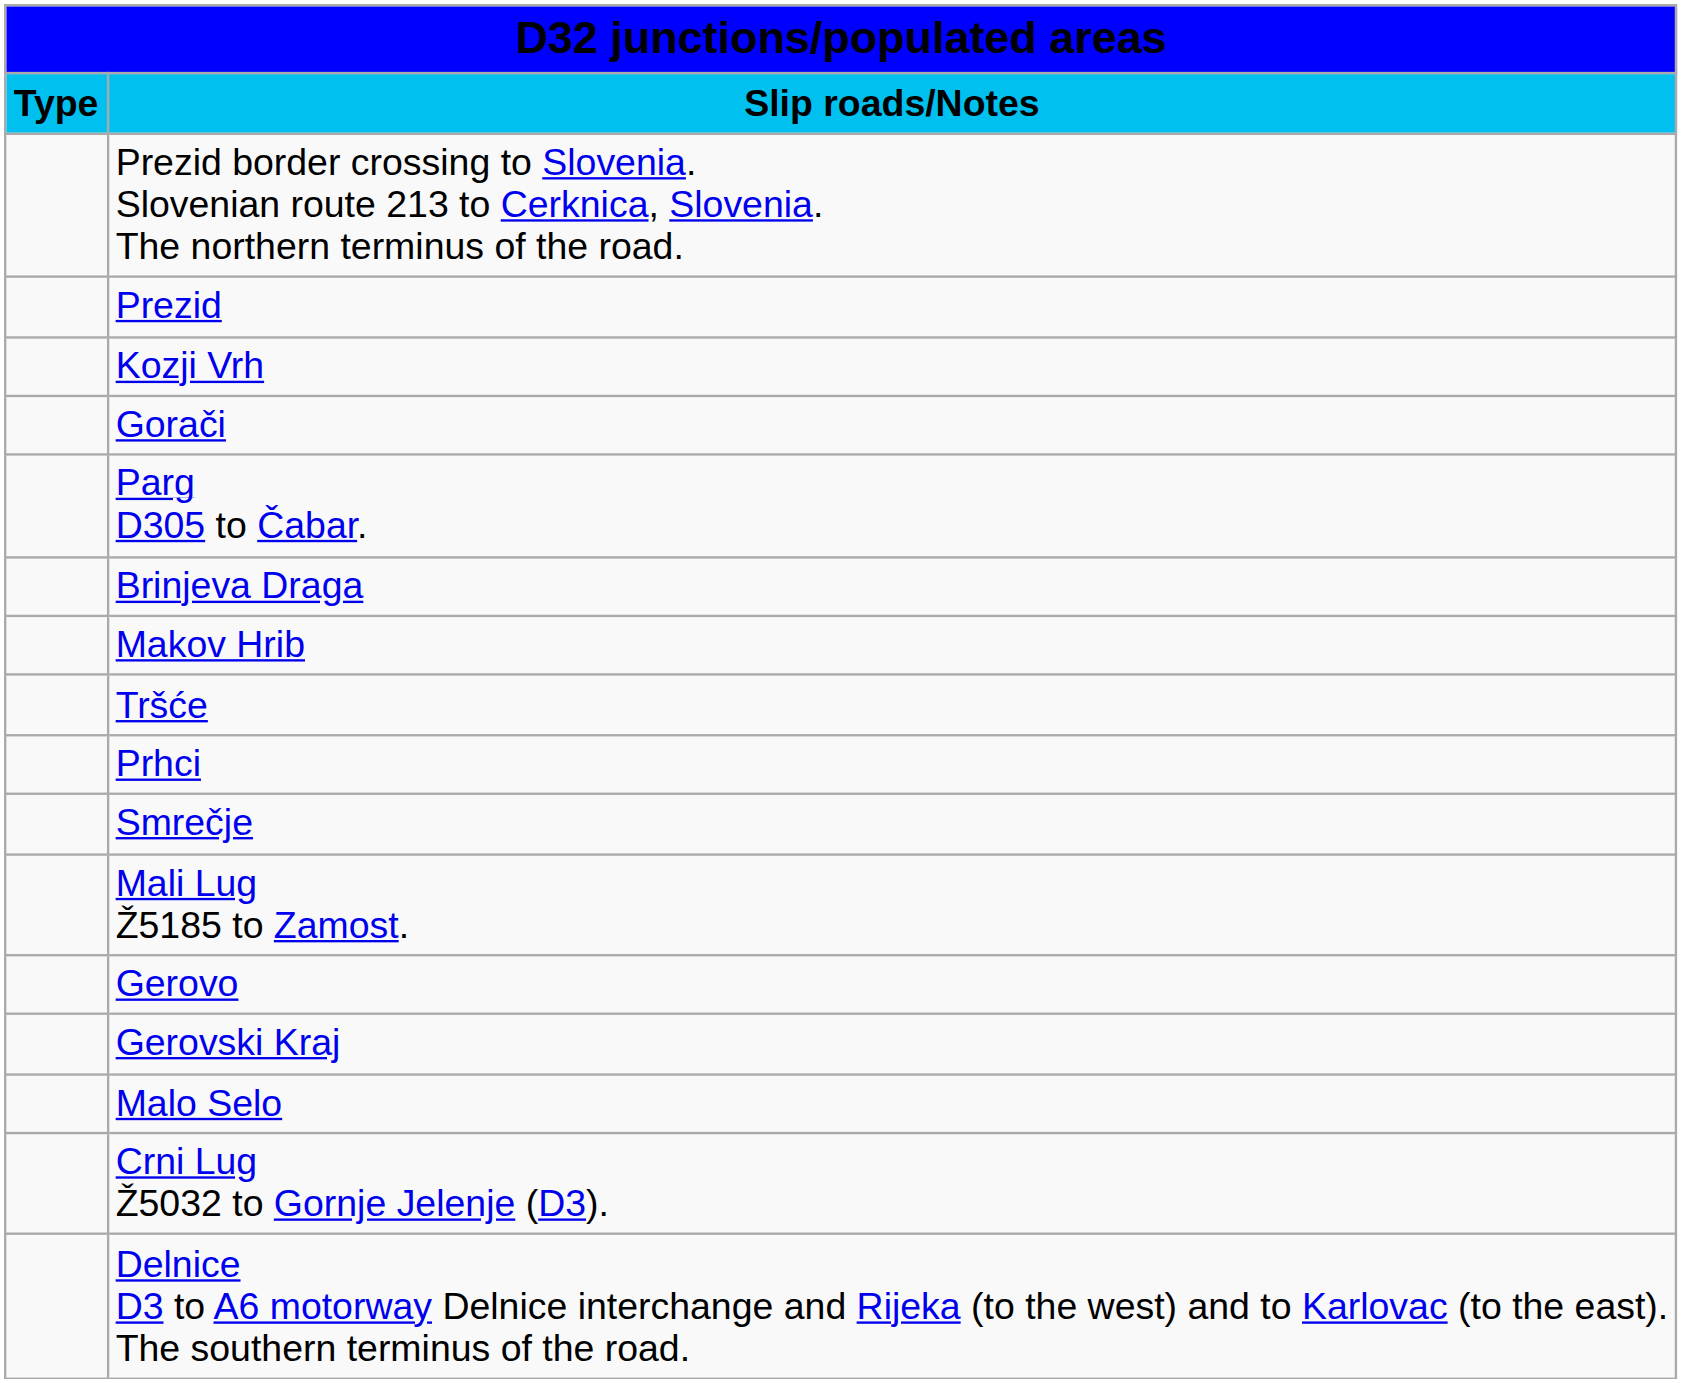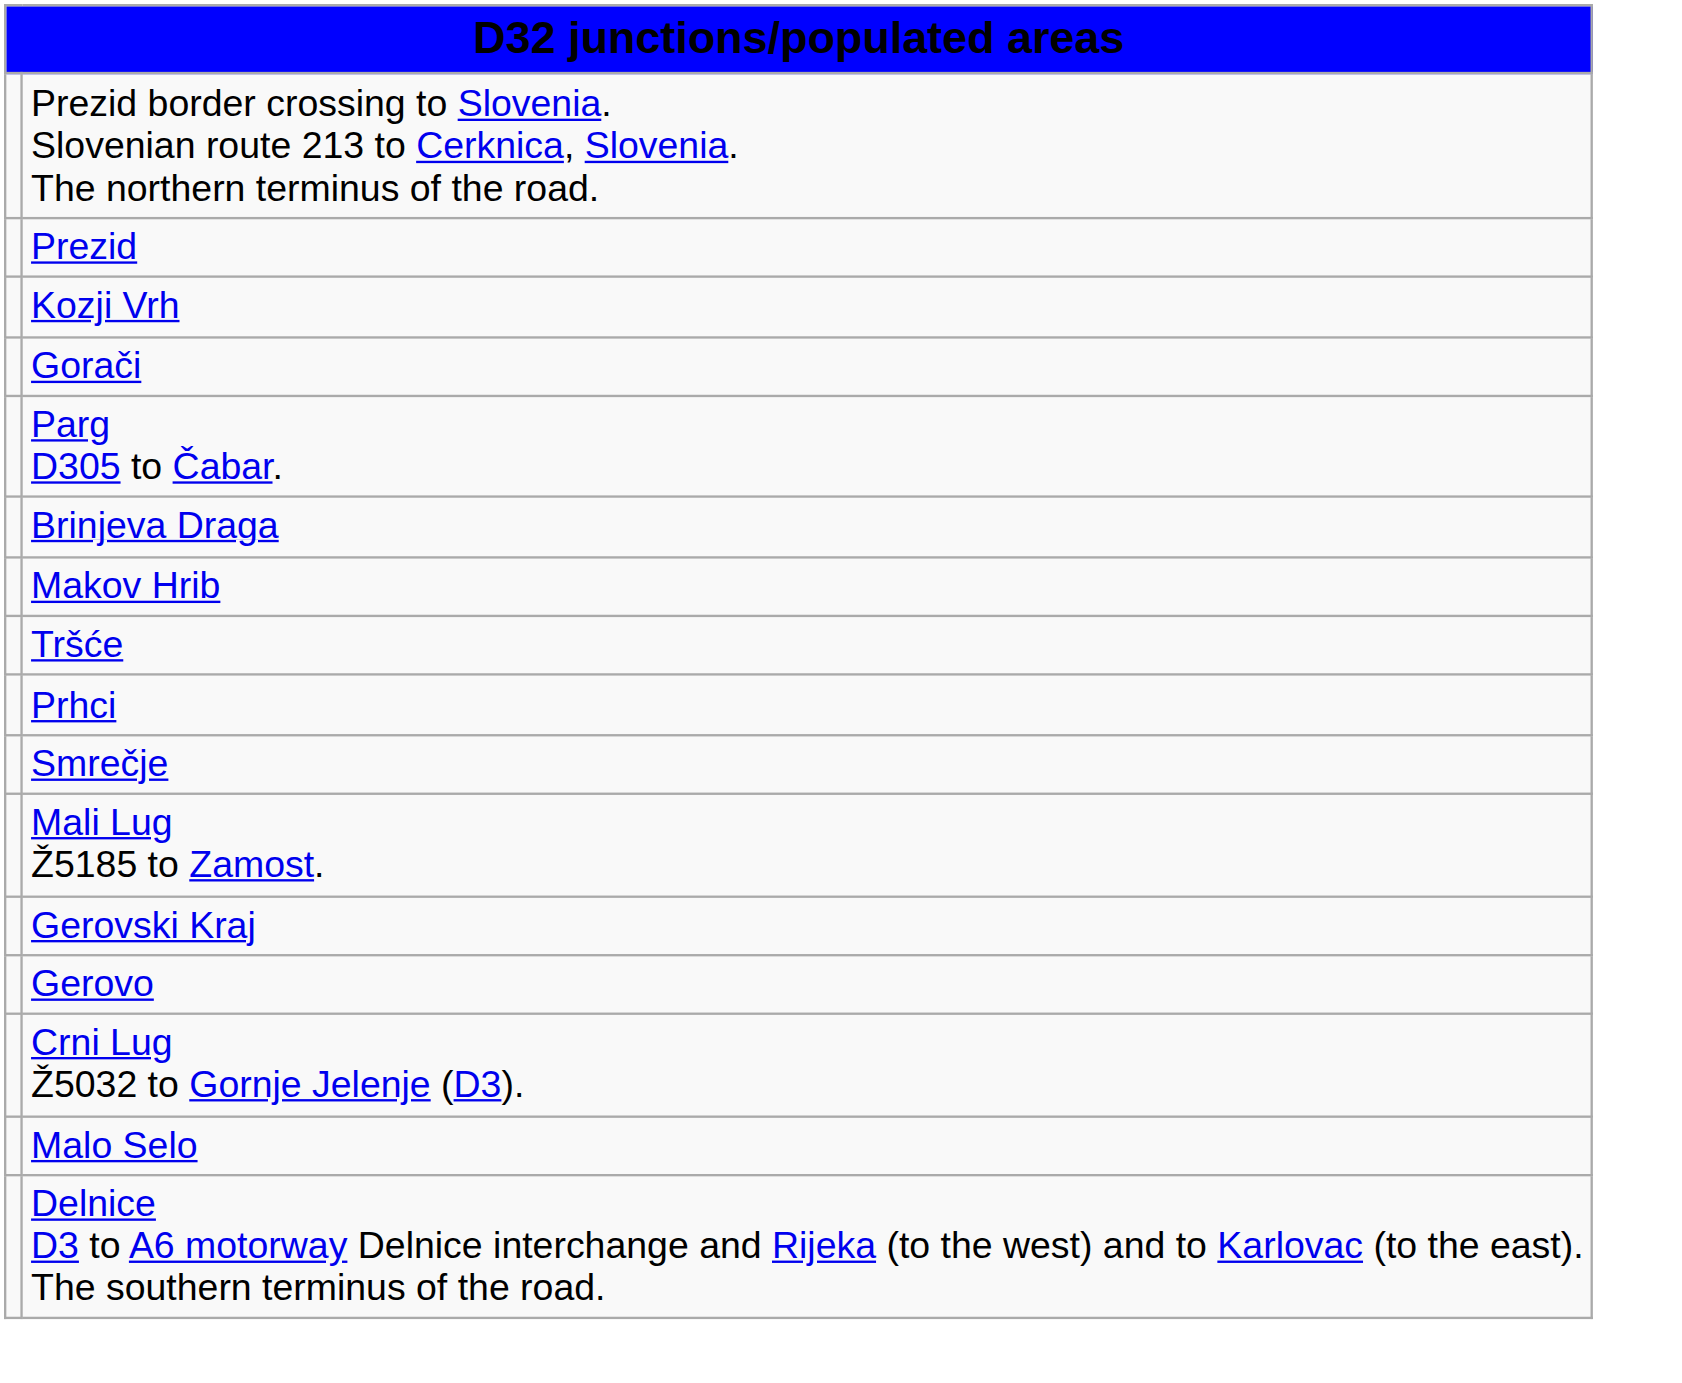- row: (892, 102)
rows swapped: (177, 983) <-> (228, 1043)
rows swapped: (199, 1102) <-> (362, 1183)
